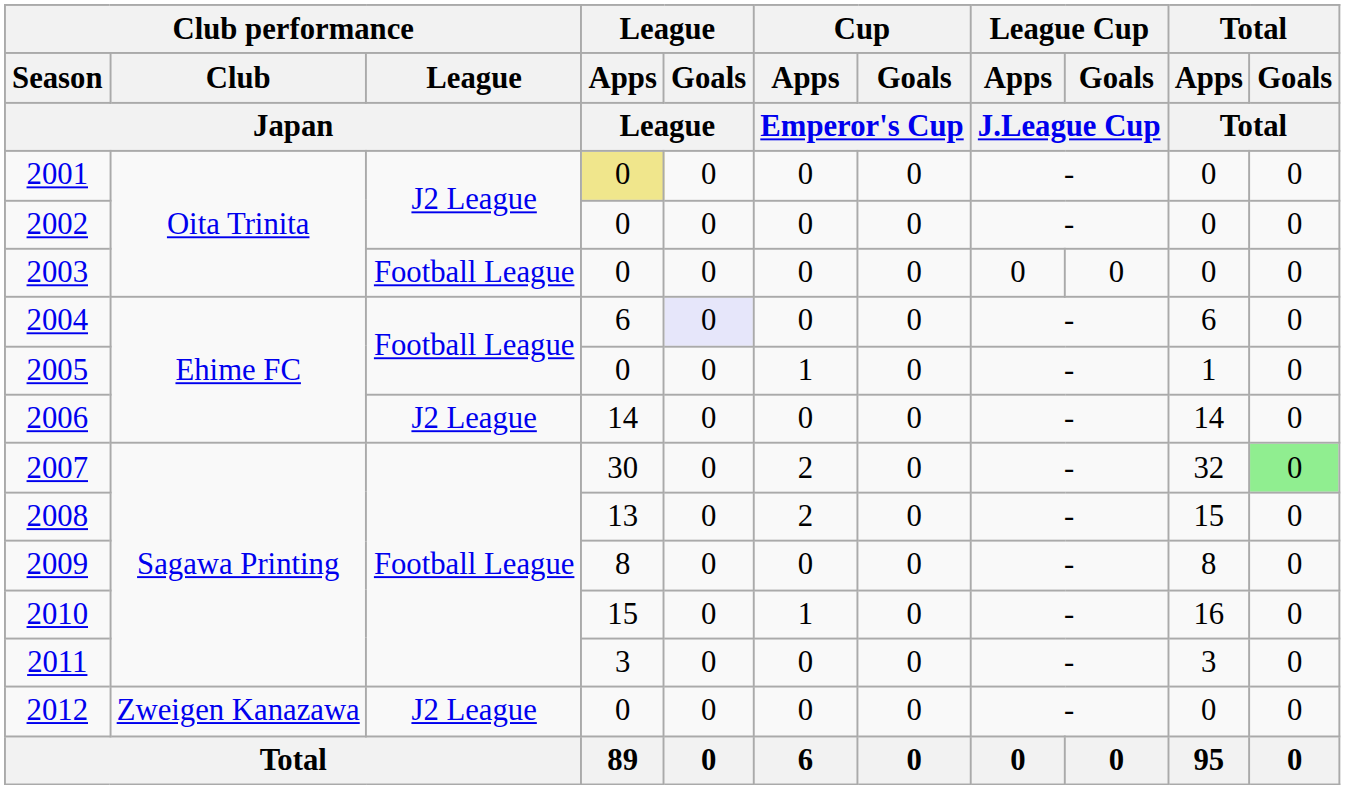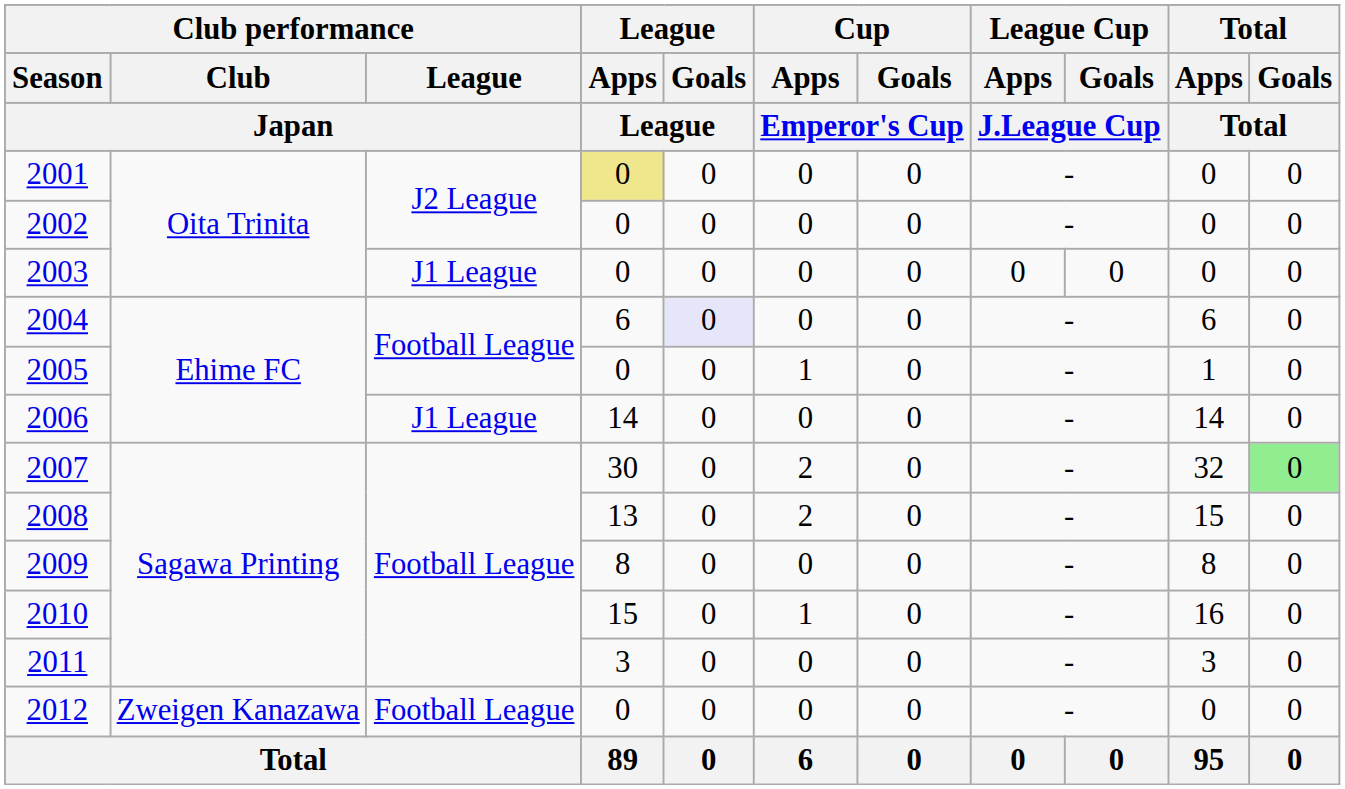(474, 272) Football League -> (474, 272) J1 League
(474, 418) J2 League -> (474, 418) J1 League
(474, 710) J2 League -> (474, 710) Football League
